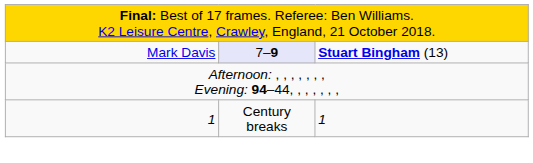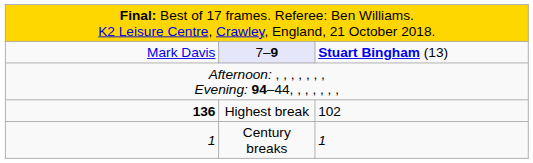+ row: (204, 111)
